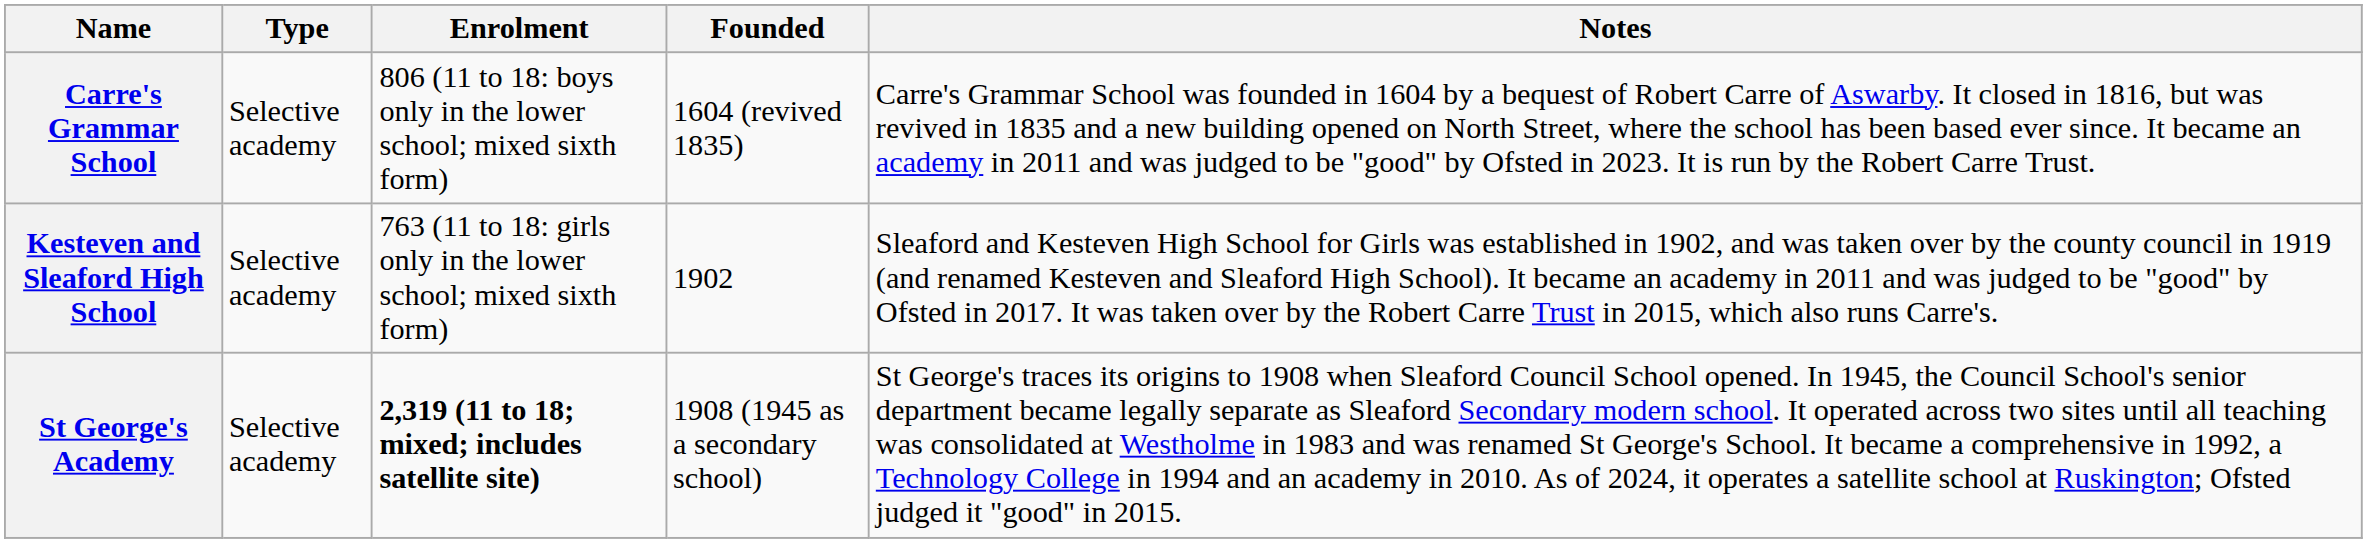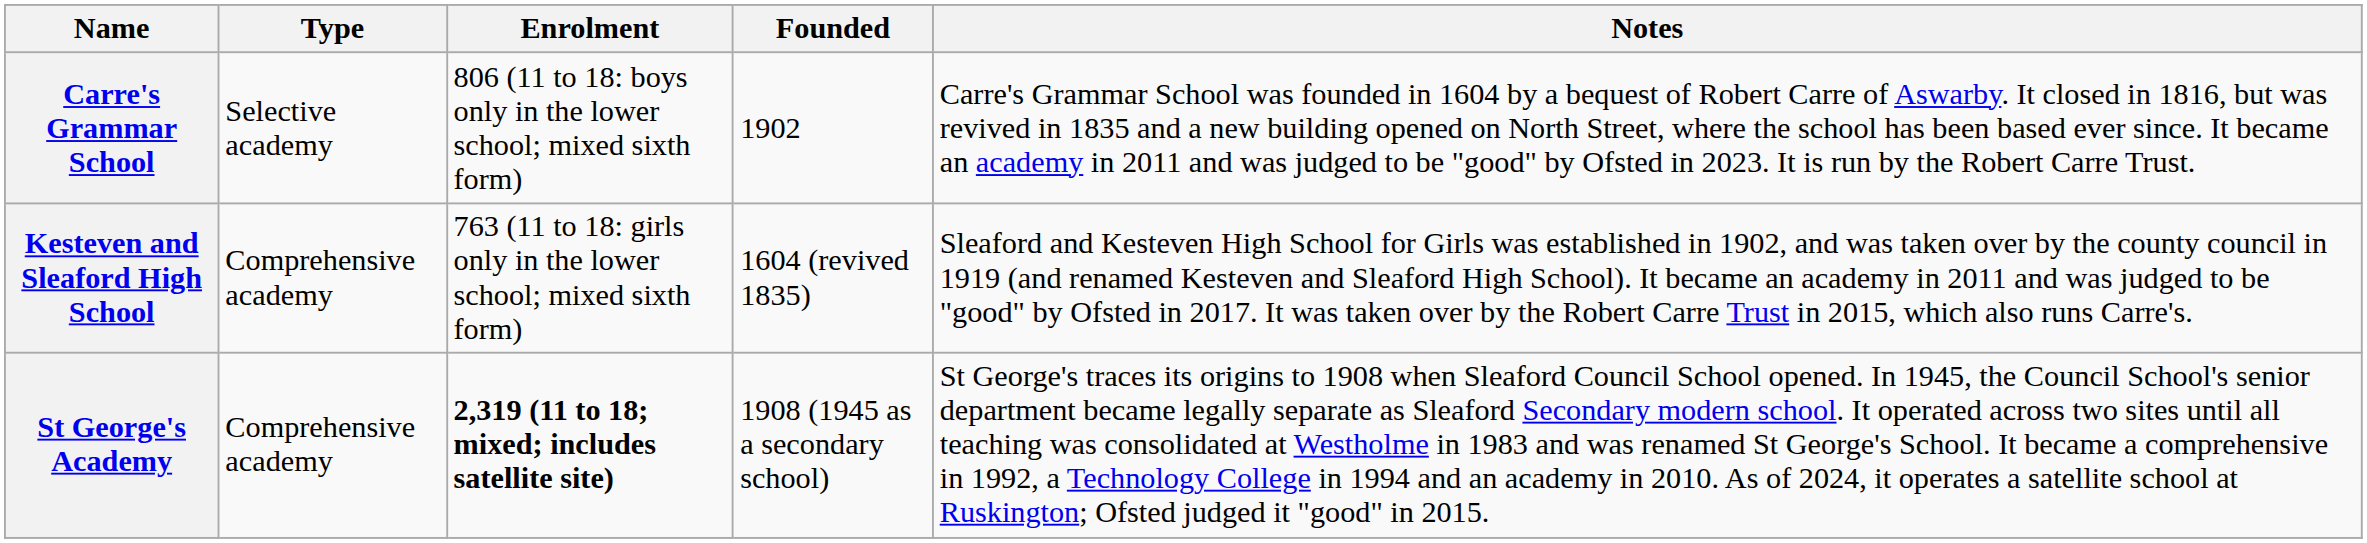(757, 127) 1604 (revived 1835) -> (770, 127) 1902
(284, 277) Selective academy -> (320, 277) Comprehensive academy
(703, 277) 1902 -> (825, 277) 1604 (revived 1835)
(284, 444) Selective academy -> (320, 444) Comprehensive academy
